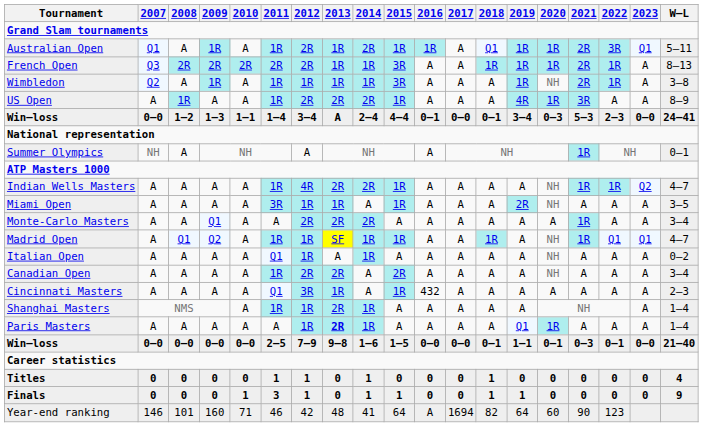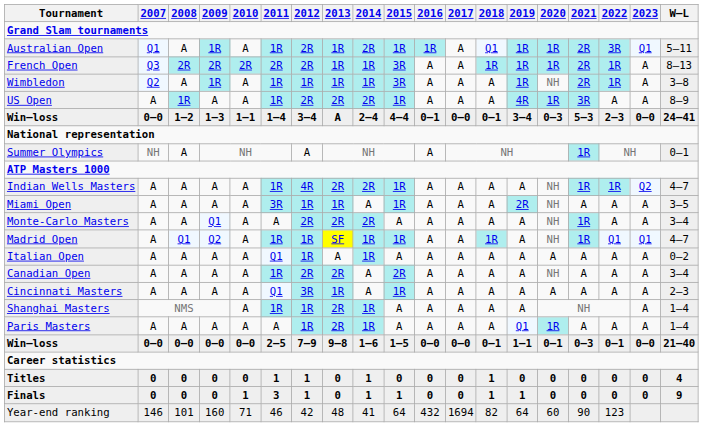(553, 222) A -> (553, 222) NH
(553, 256) NH -> (553, 256) A
(430, 291) 432 -> (430, 291) A
(338, 326) bold -> (338, 326) normal
(430, 413) A -> (430, 413) 432
